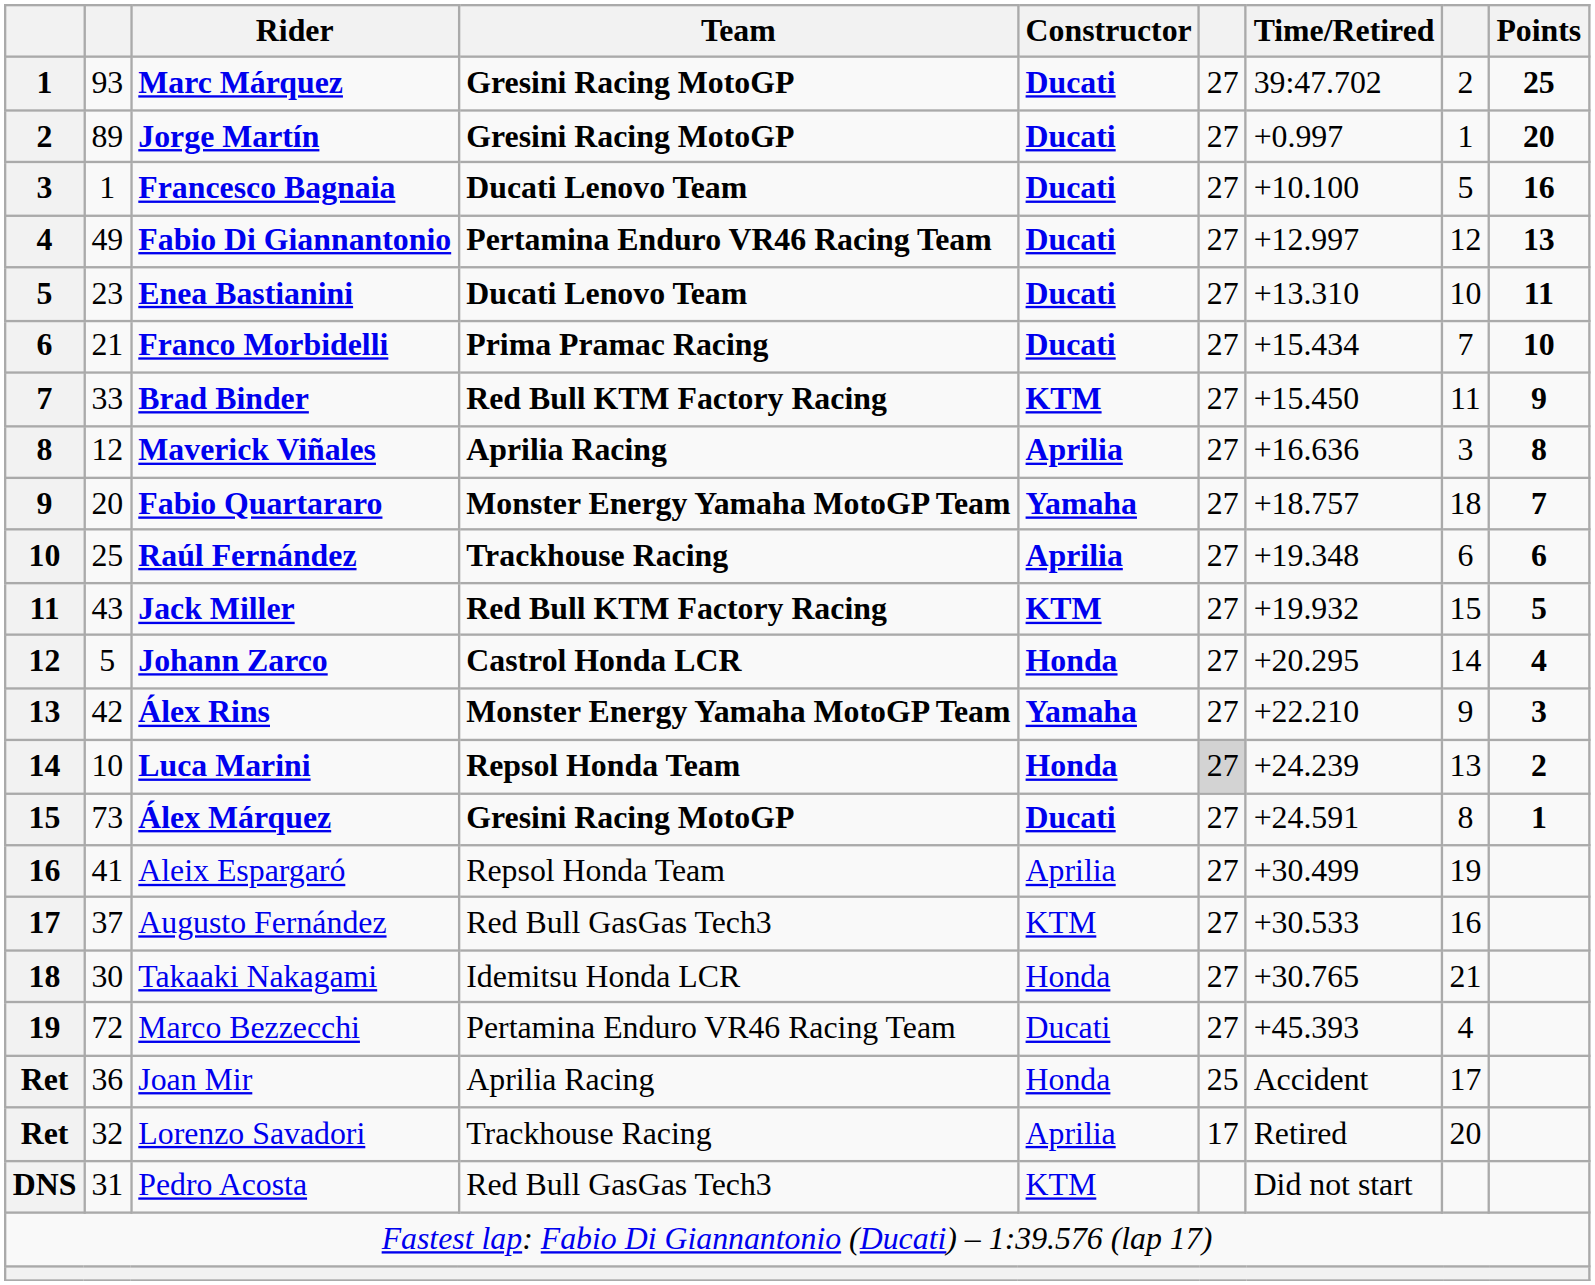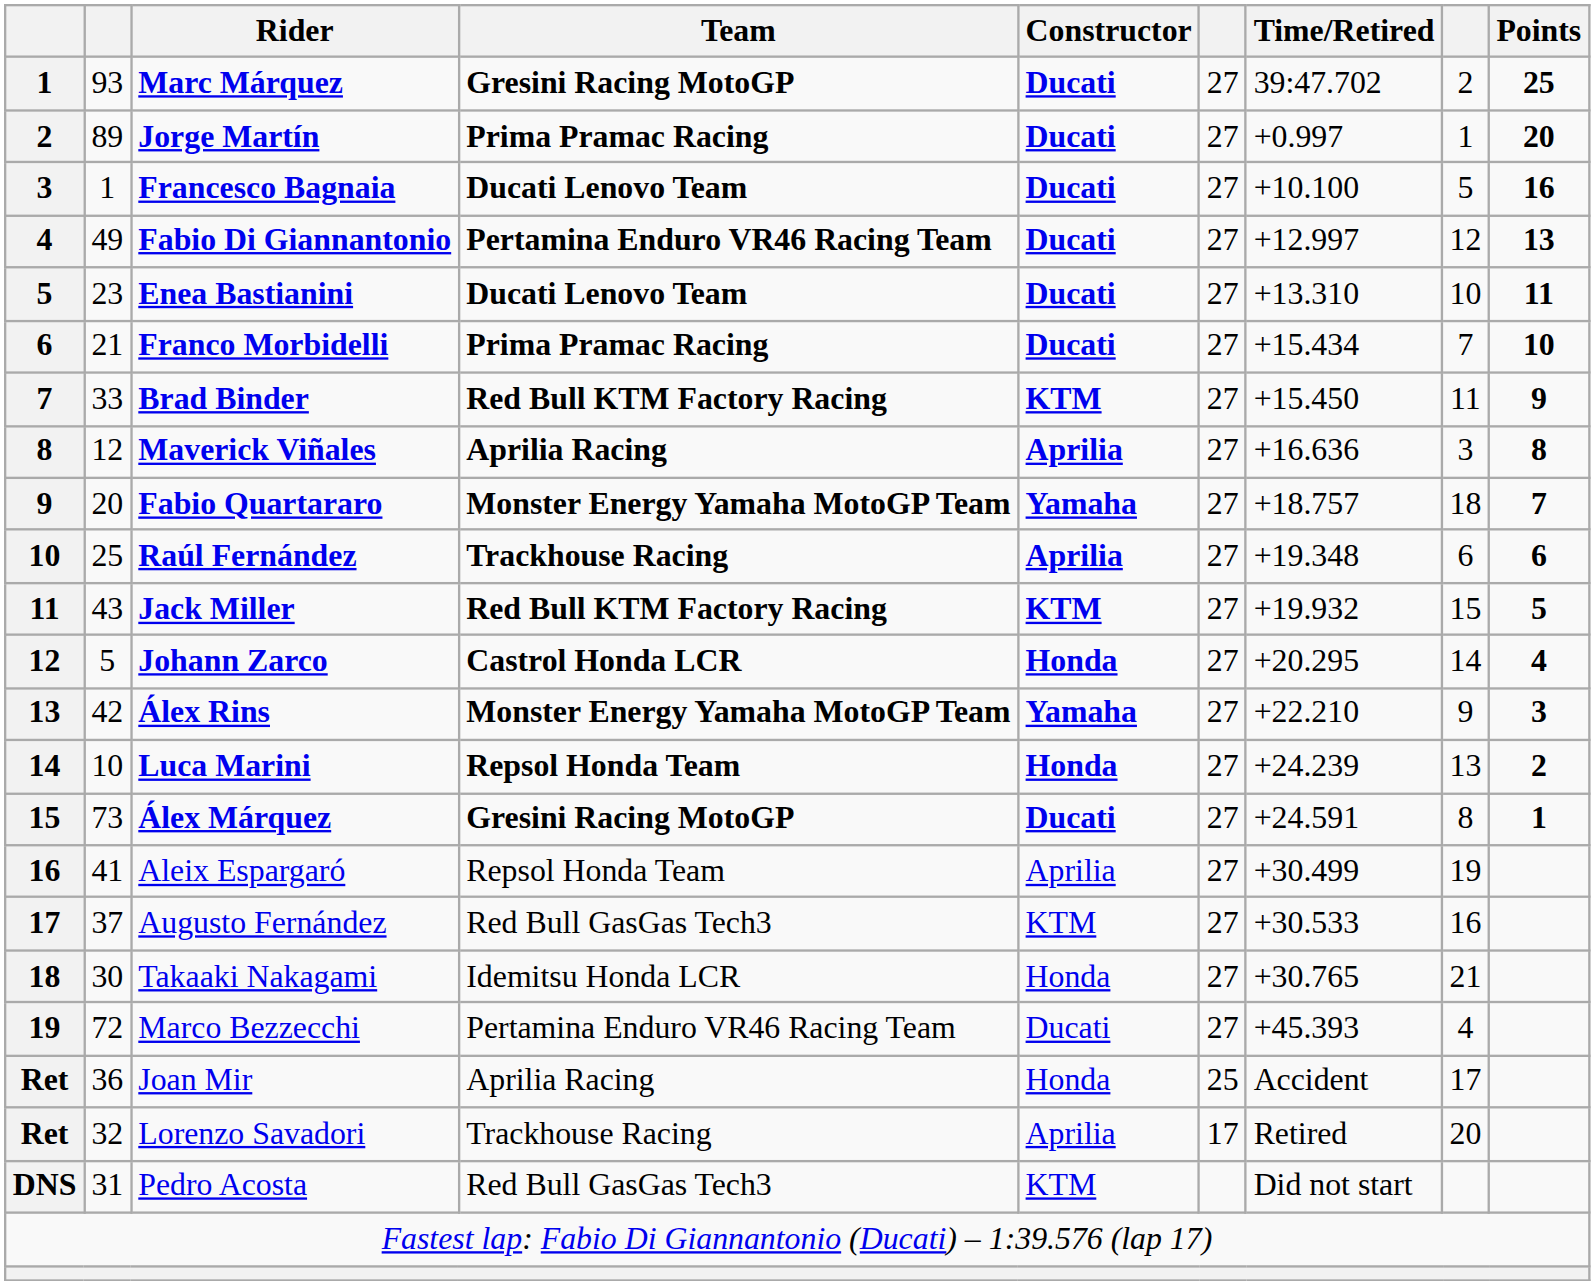(630, 135) Gresini Racing MotoGP -> (617, 135) Prima Pramac Racing
(1223, 765) lightgrey background -> (1223, 765) no background
